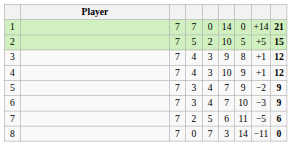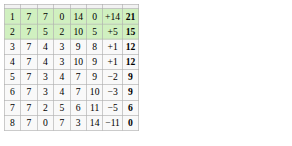- column: (95, 12)
